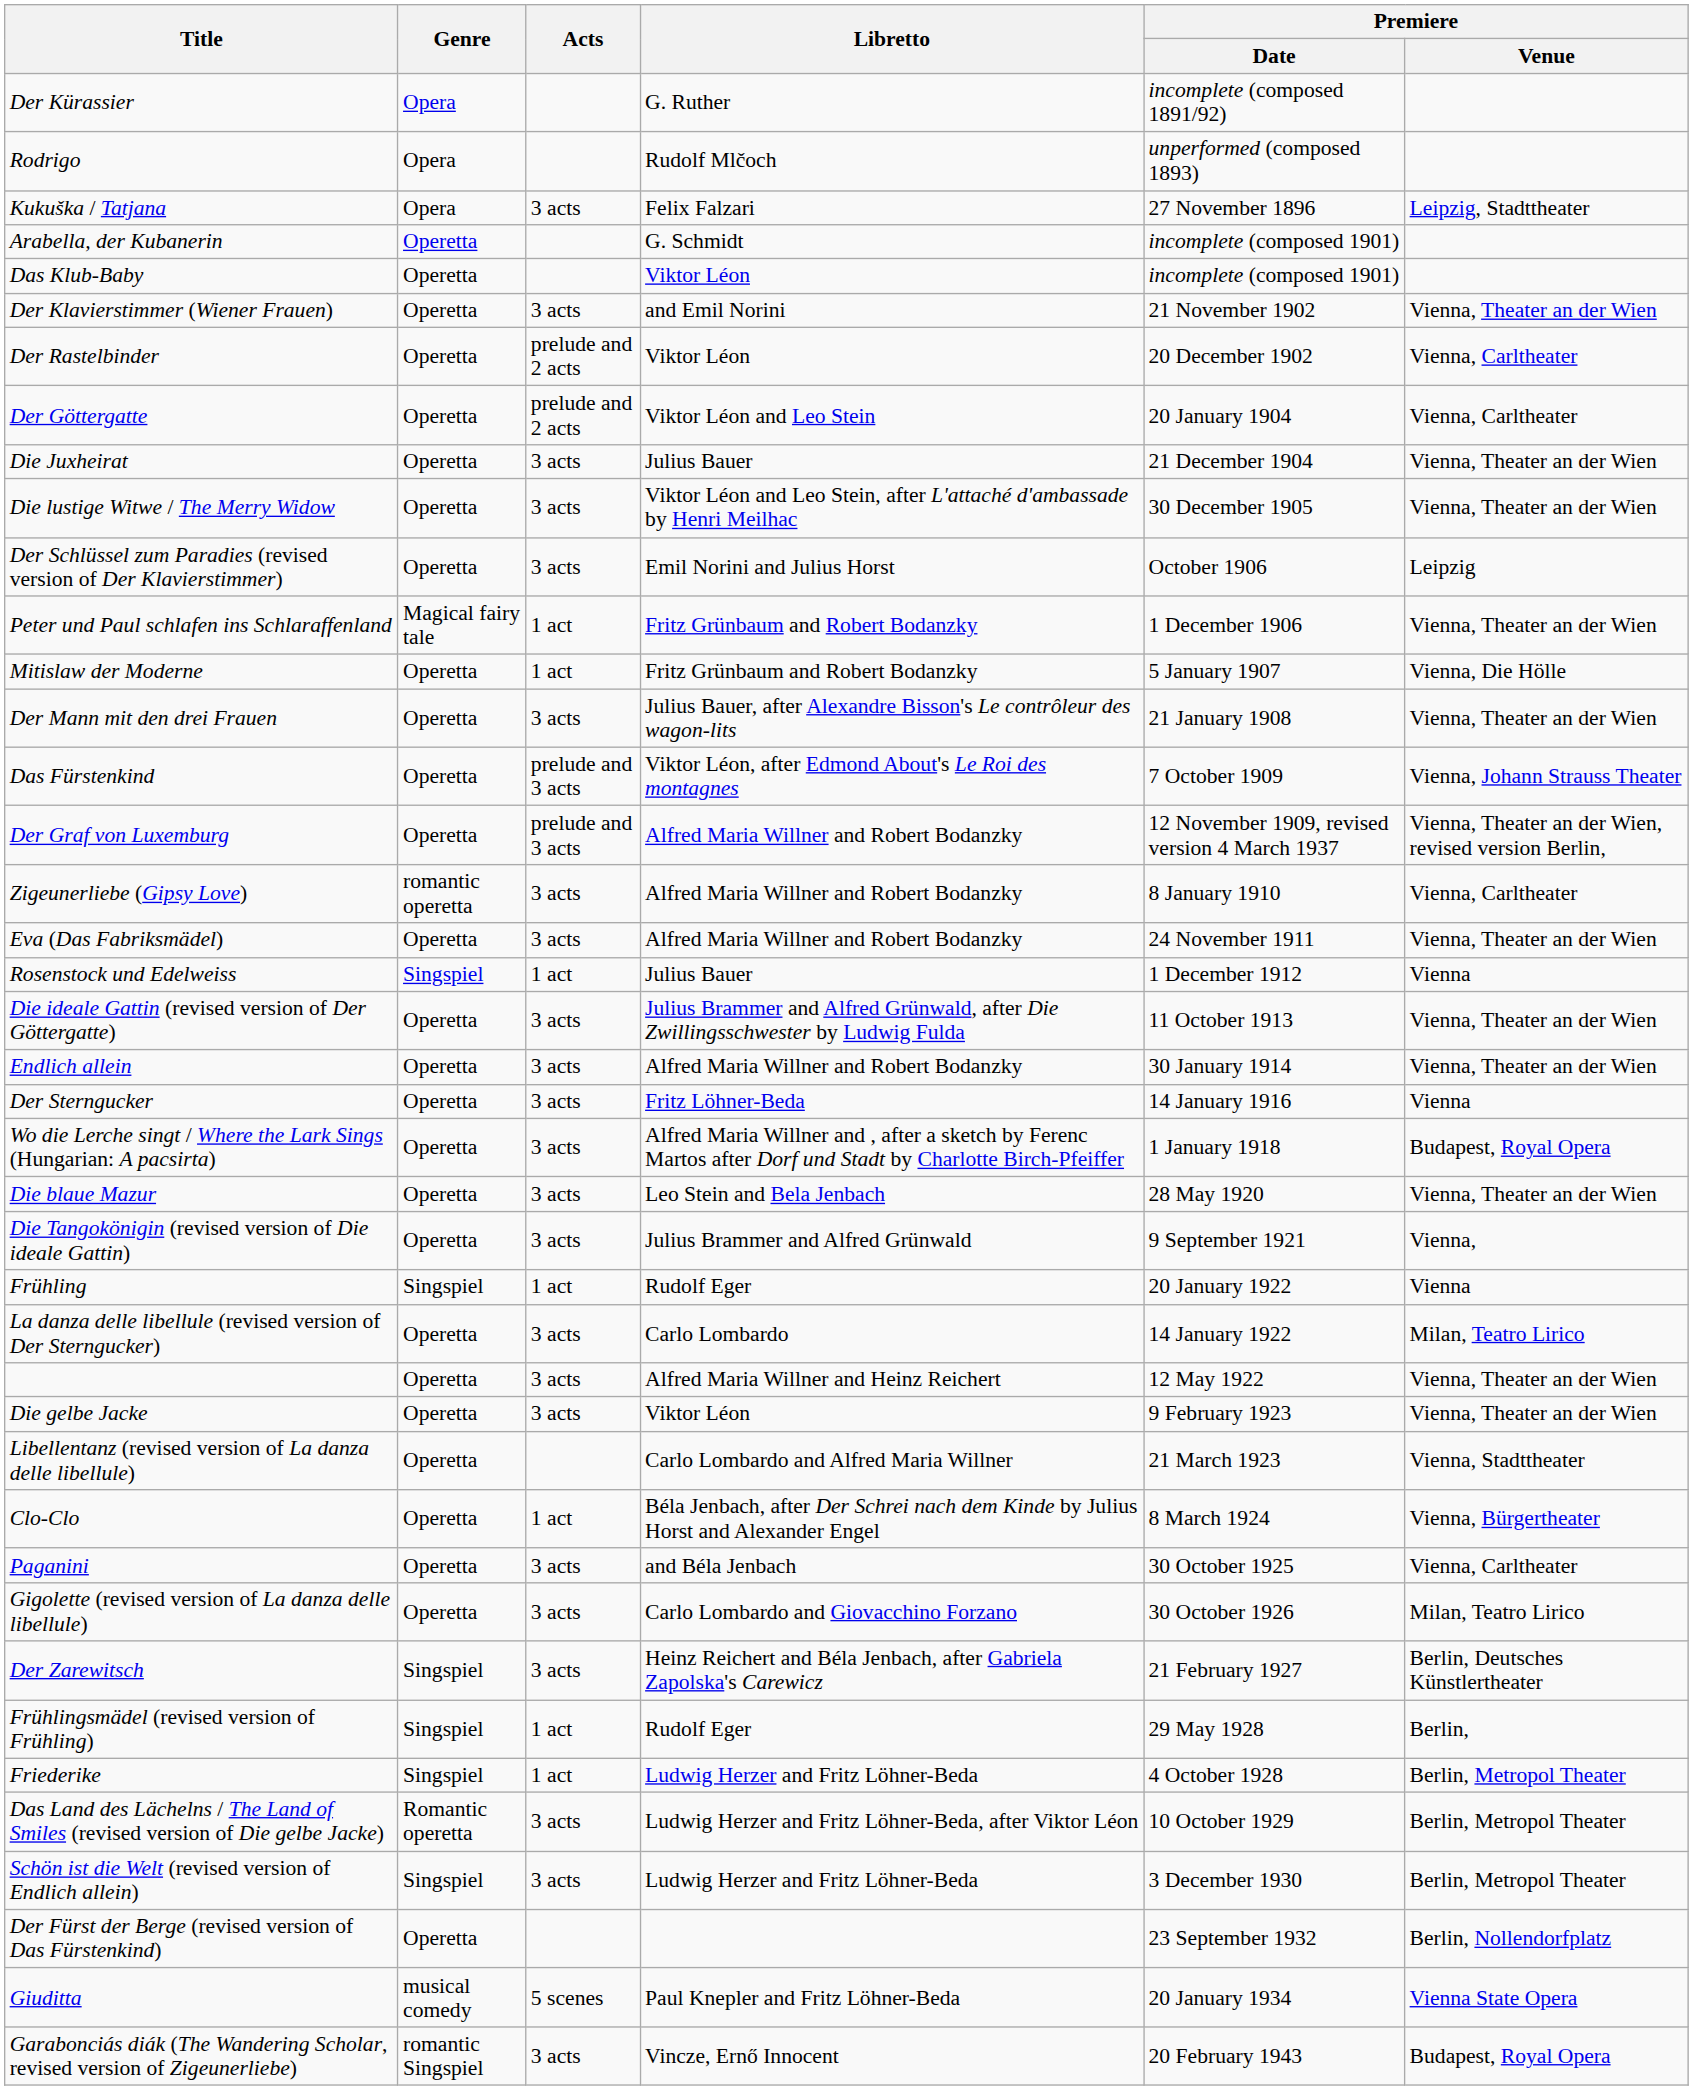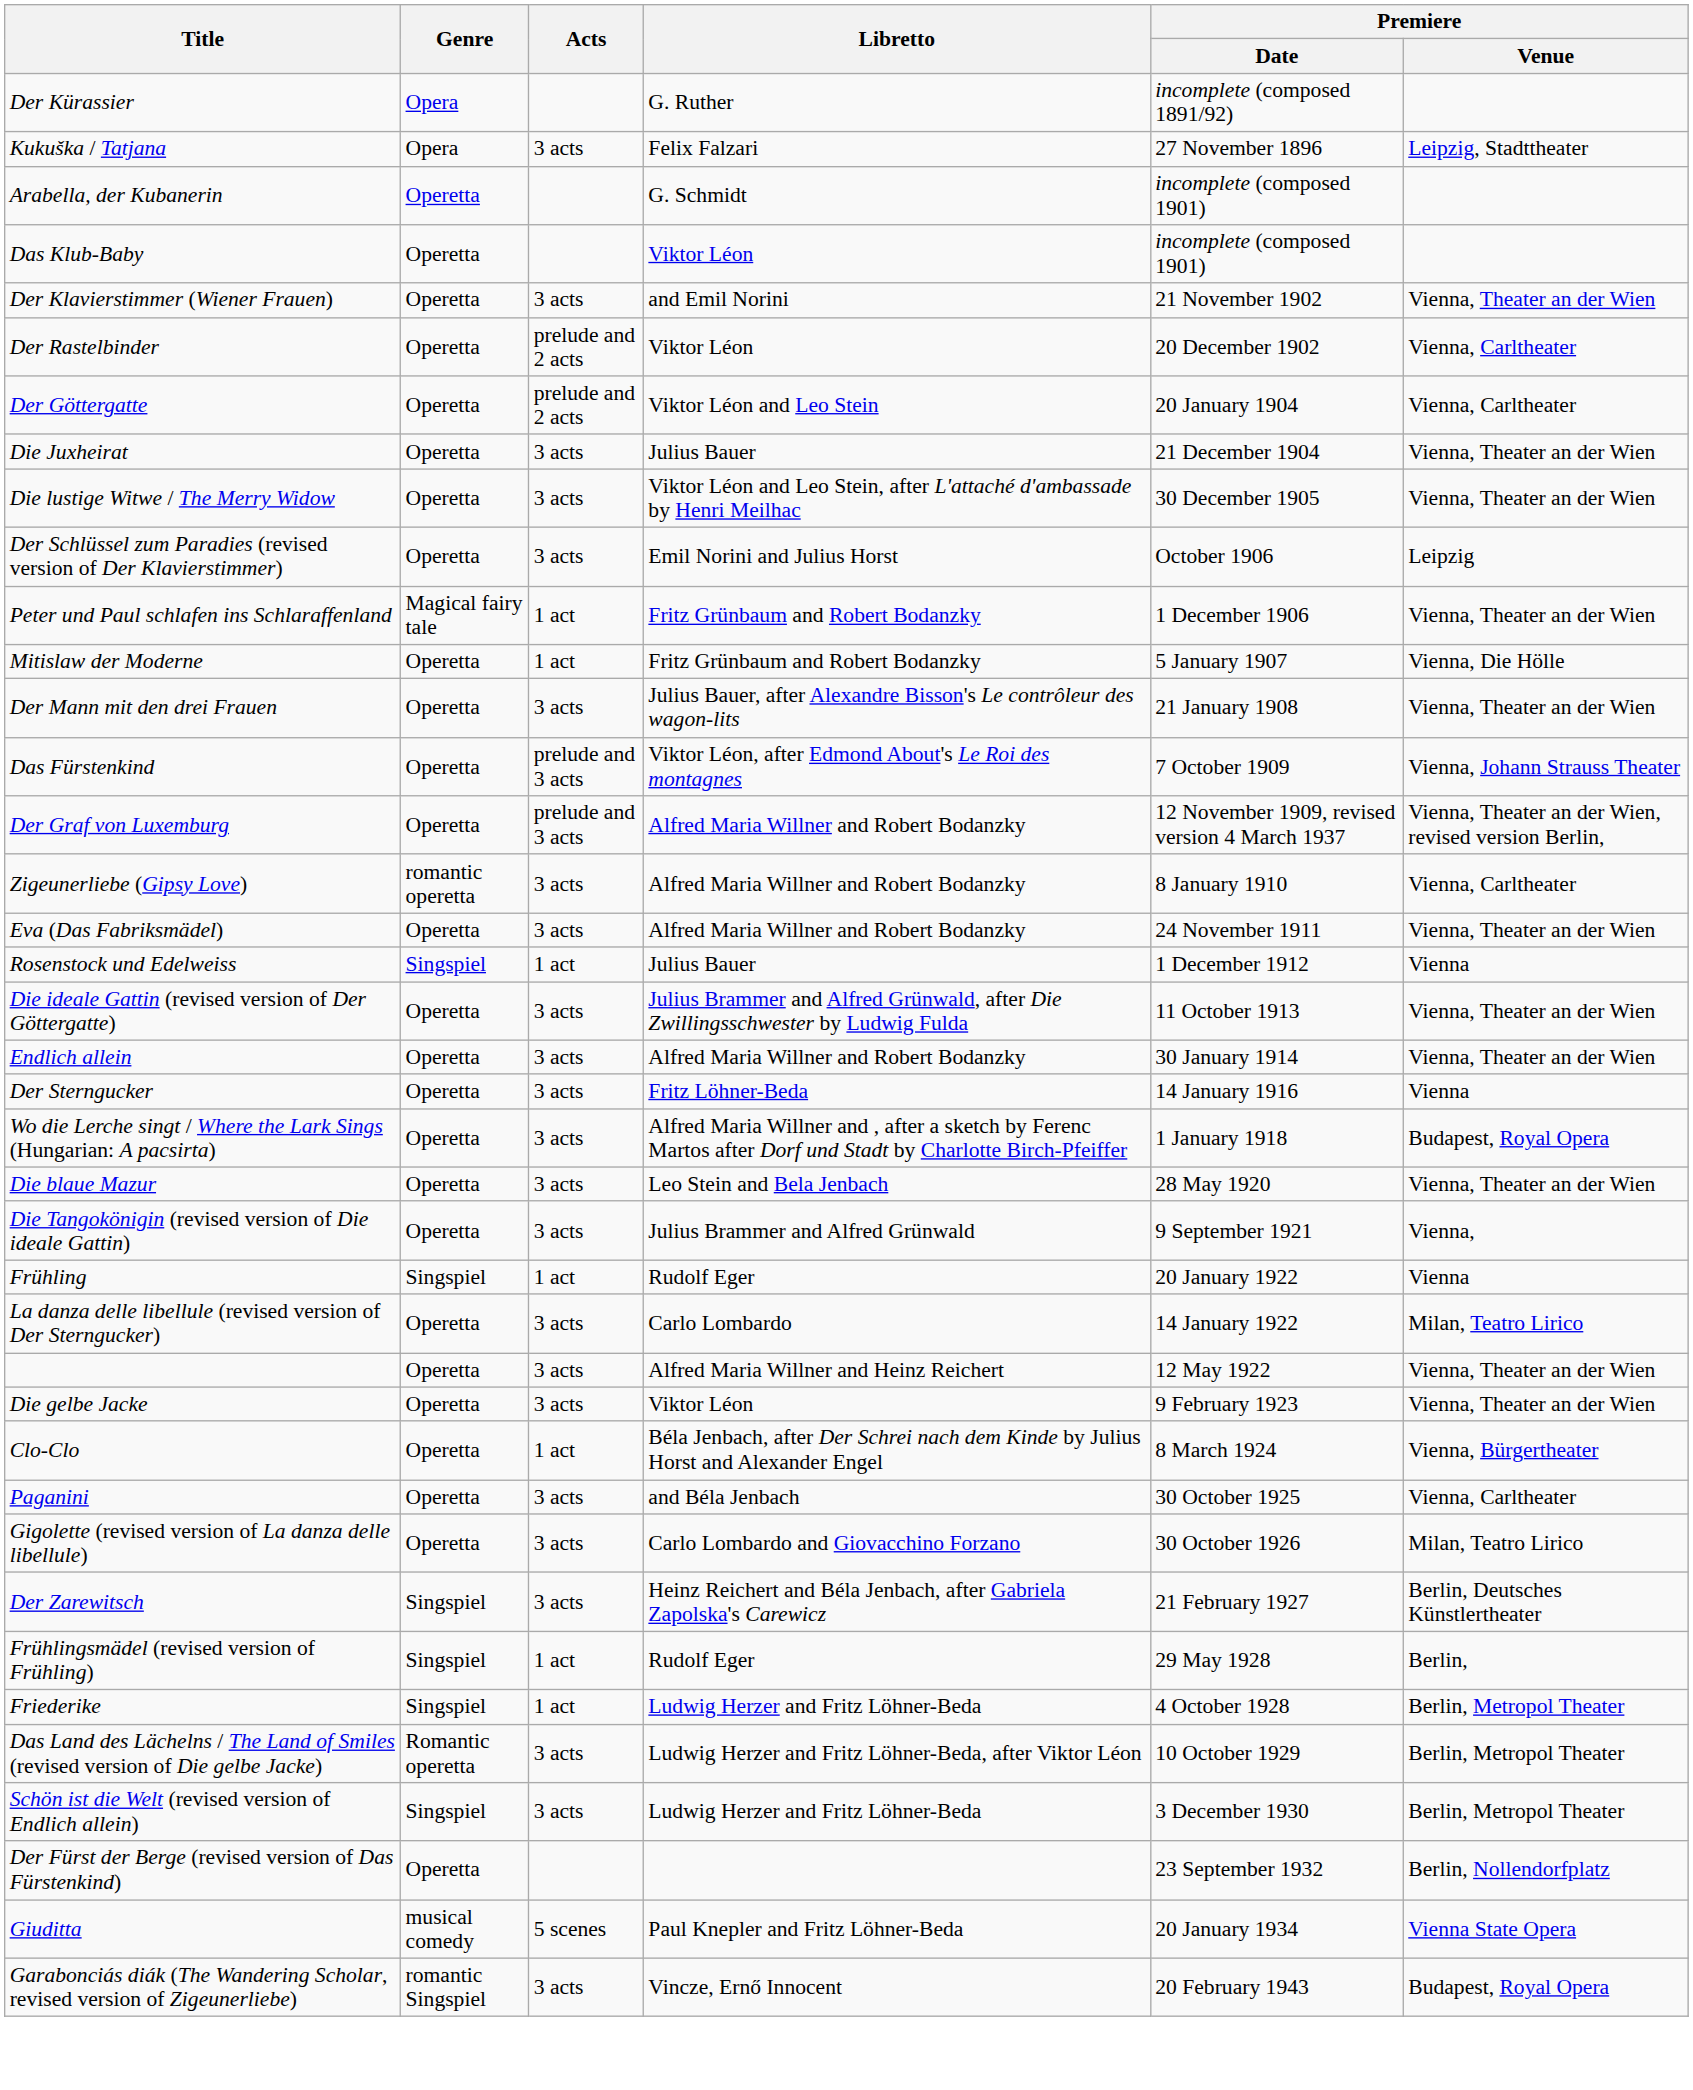- row: (45, 160)
- row: (189, 1460)
